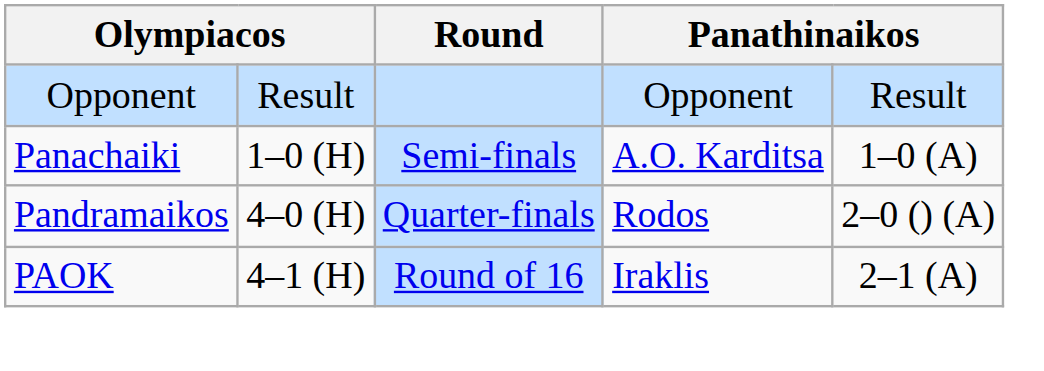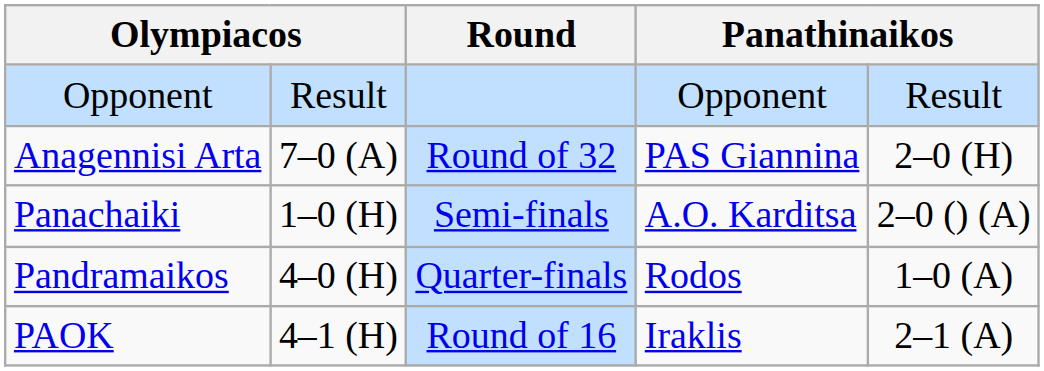+ row: (138, 154)
(918, 154) 1–0 (A) -> (954, 214) 2–0 () (A)
(918, 214) 2–0 () (A) -> (954, 275) 1–0 (A)
